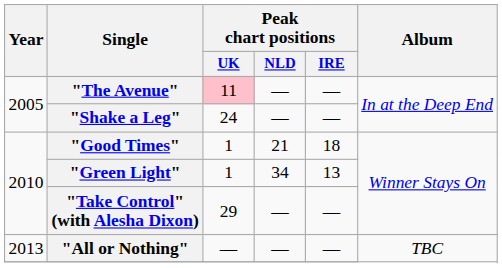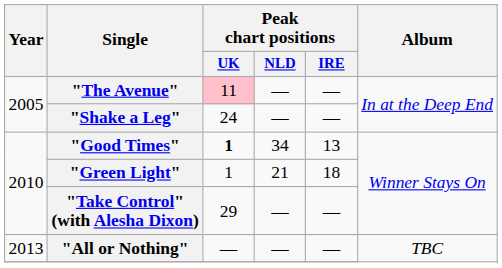(229, 145) normal -> (229, 145) bold
(280, 145) 21 -> (280, 145) 34
(331, 145) 18 -> (331, 145) 13
(280, 173) 34 -> (280, 173) 21
(331, 173) 13 -> (331, 173) 18
